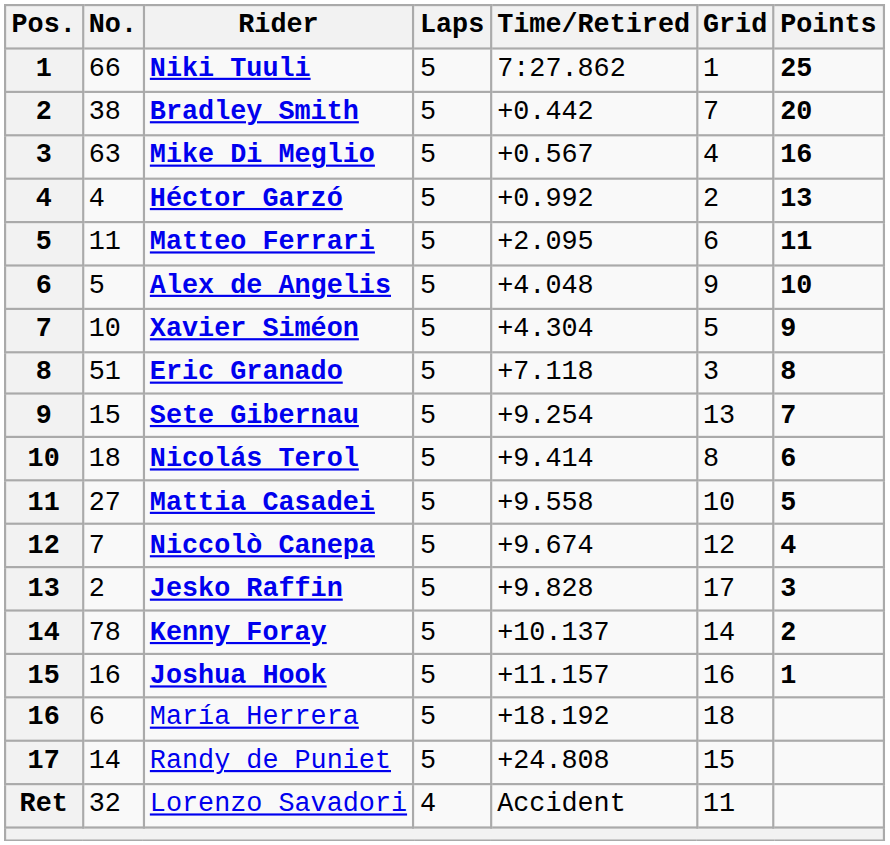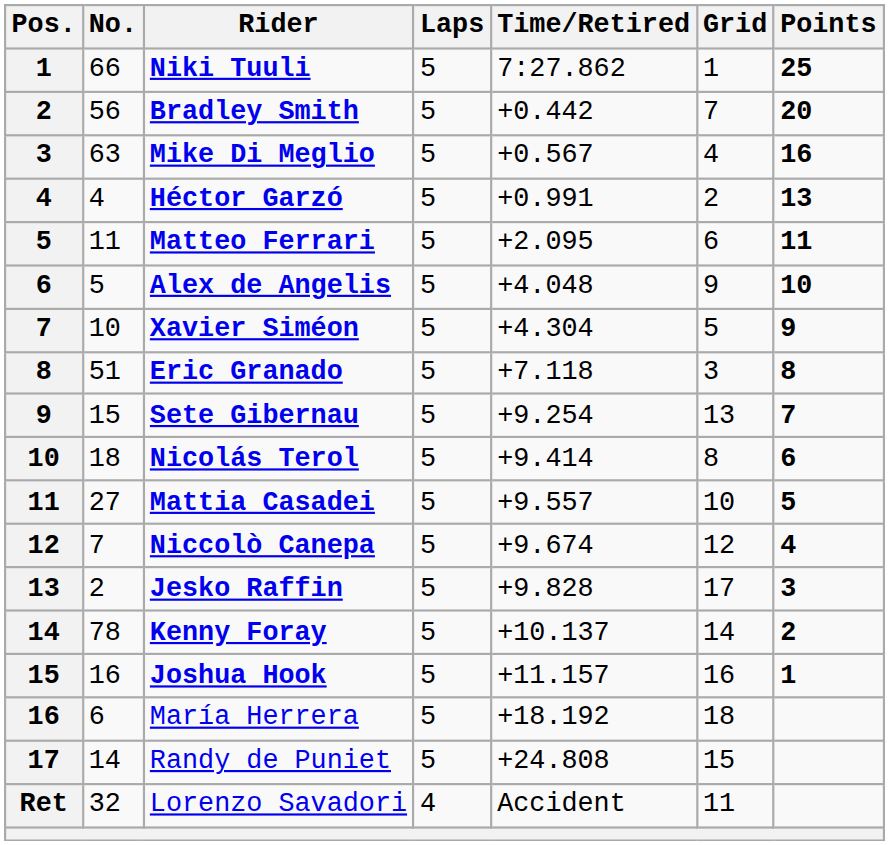(105, 114) 38 -> (105, 114) 56
(545, 200) +0.992 -> (545, 200) +0.991
(545, 503) +9.558 -> (545, 503) +9.557
